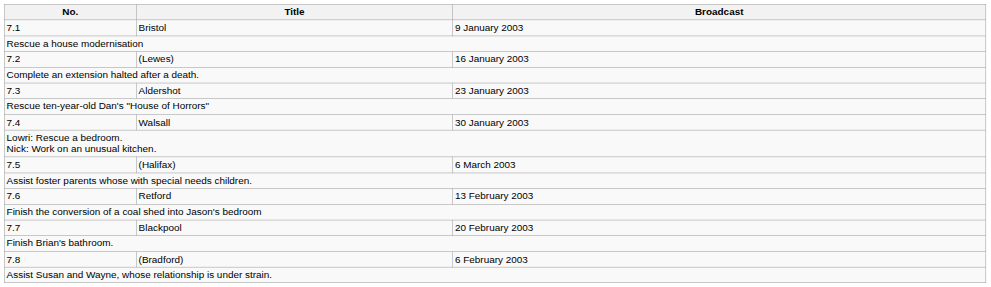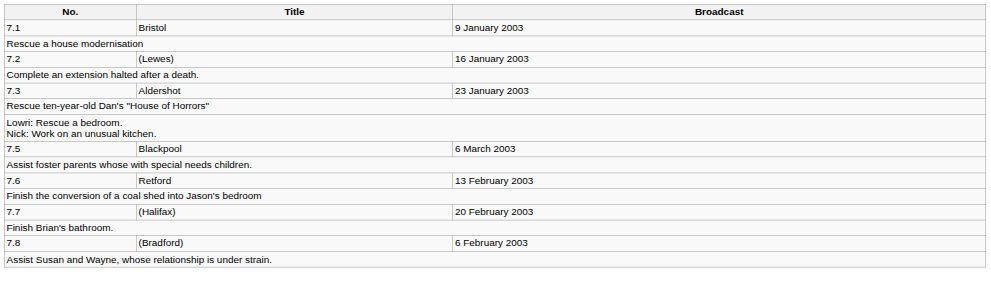- row: (13, 122)
(157, 165) (Halifax) -> (160, 149) Blackpool
(160, 228) Blackpool -> (157, 212) (Halifax)
